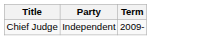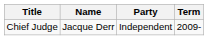+ column: (88, 12)
